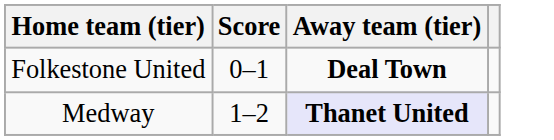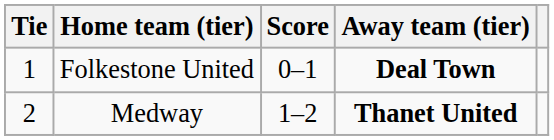+ column: (29, 25)
(387, 112) lavender background -> (436, 112) no background
